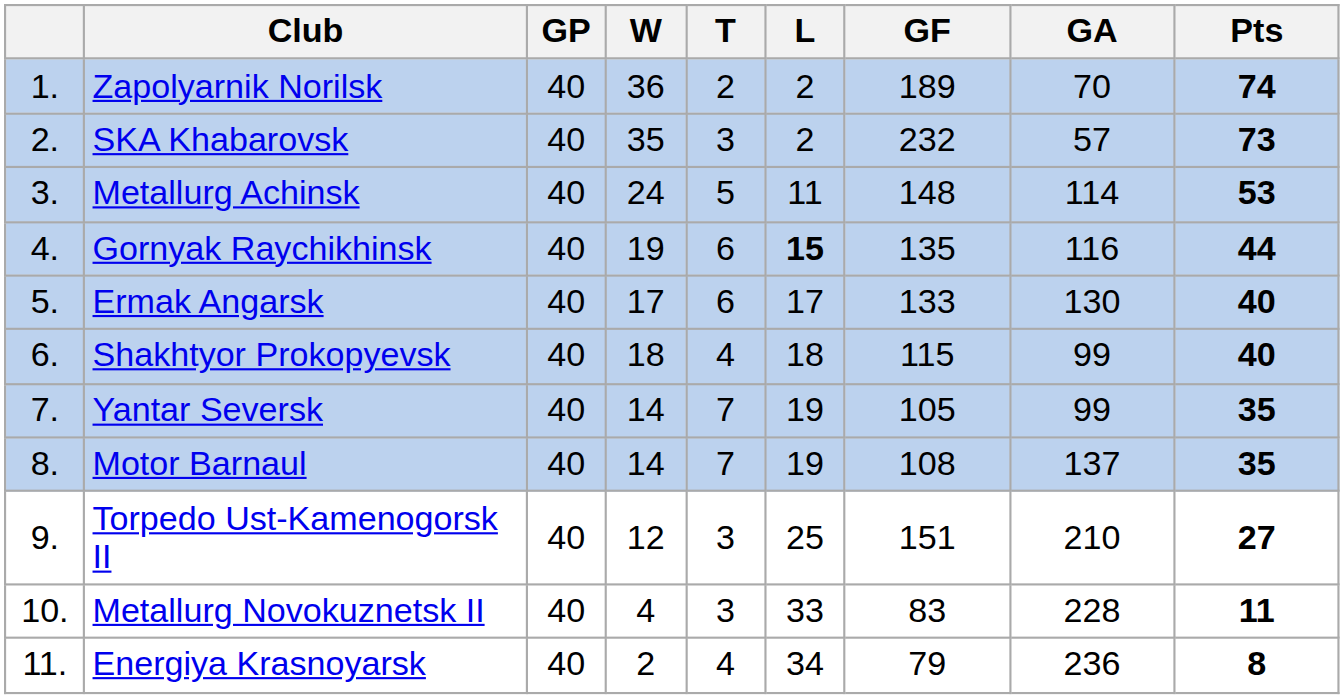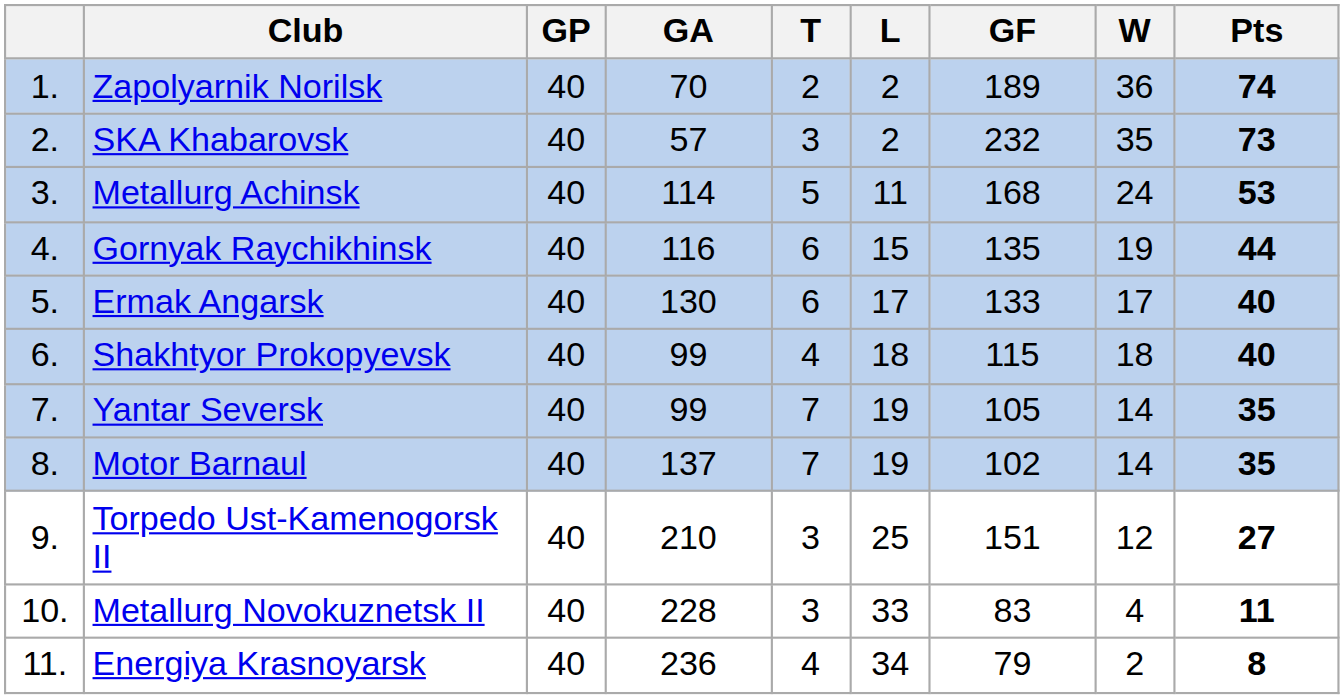columns swapped: (646, 31) <-> (1092, 31)
(927, 193) 148 -> (1012, 193) 168
(805, 247) bold -> (890, 247) normal
(927, 463) 108 -> (1012, 463) 102
